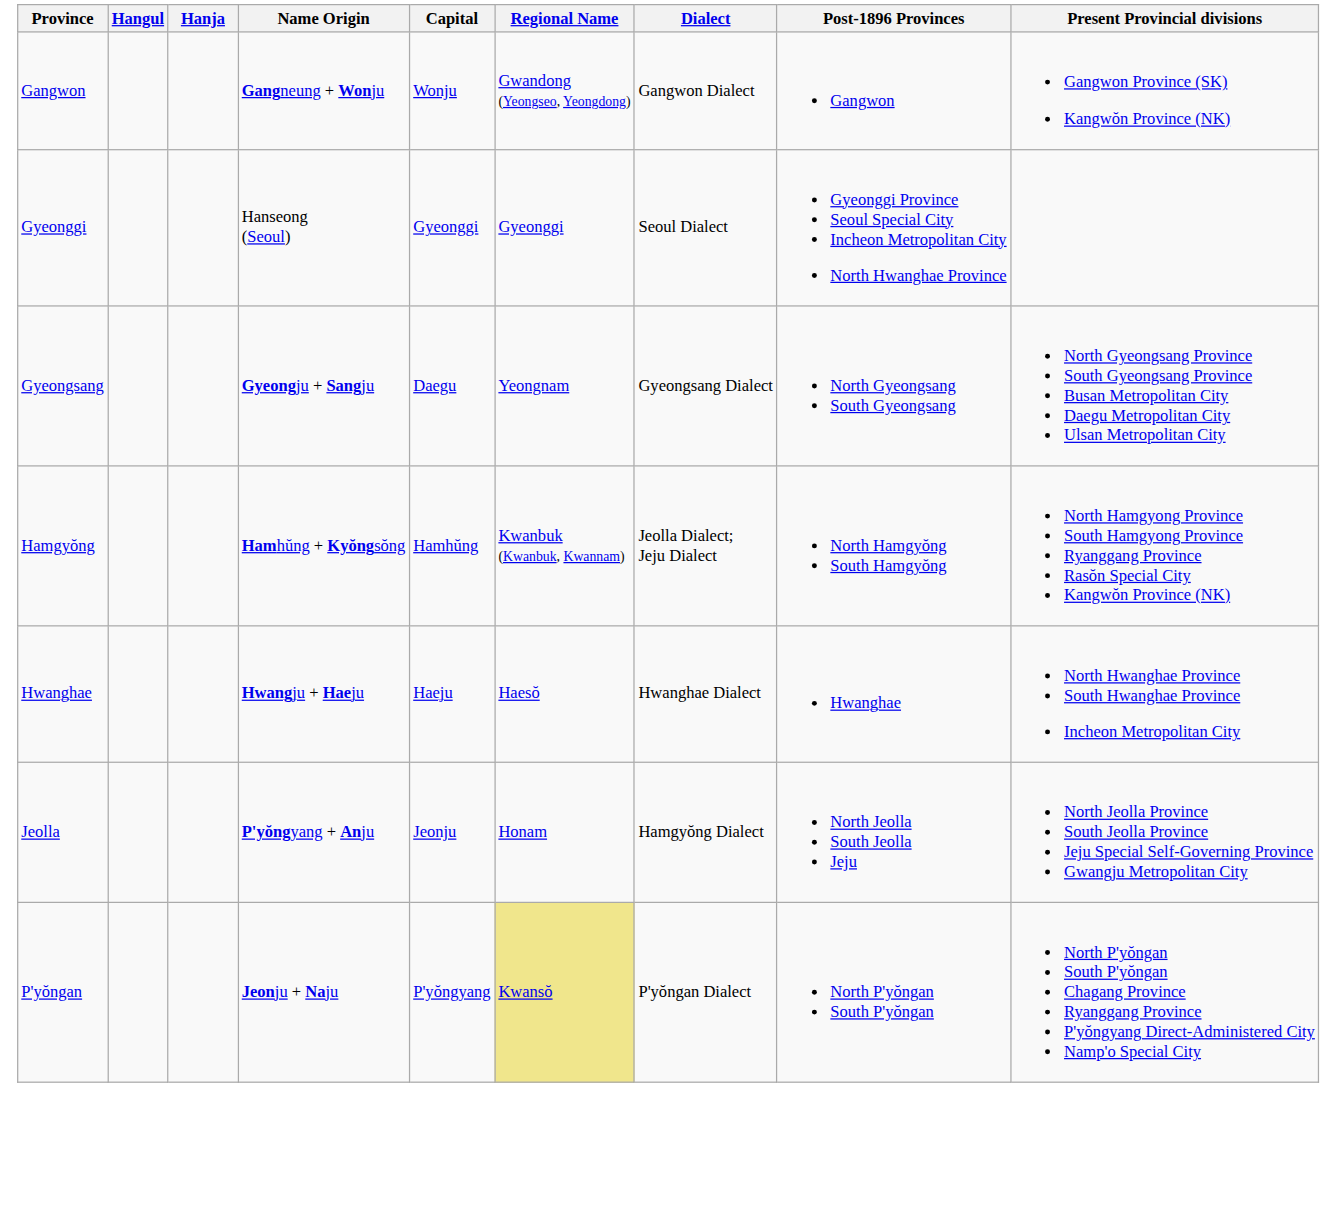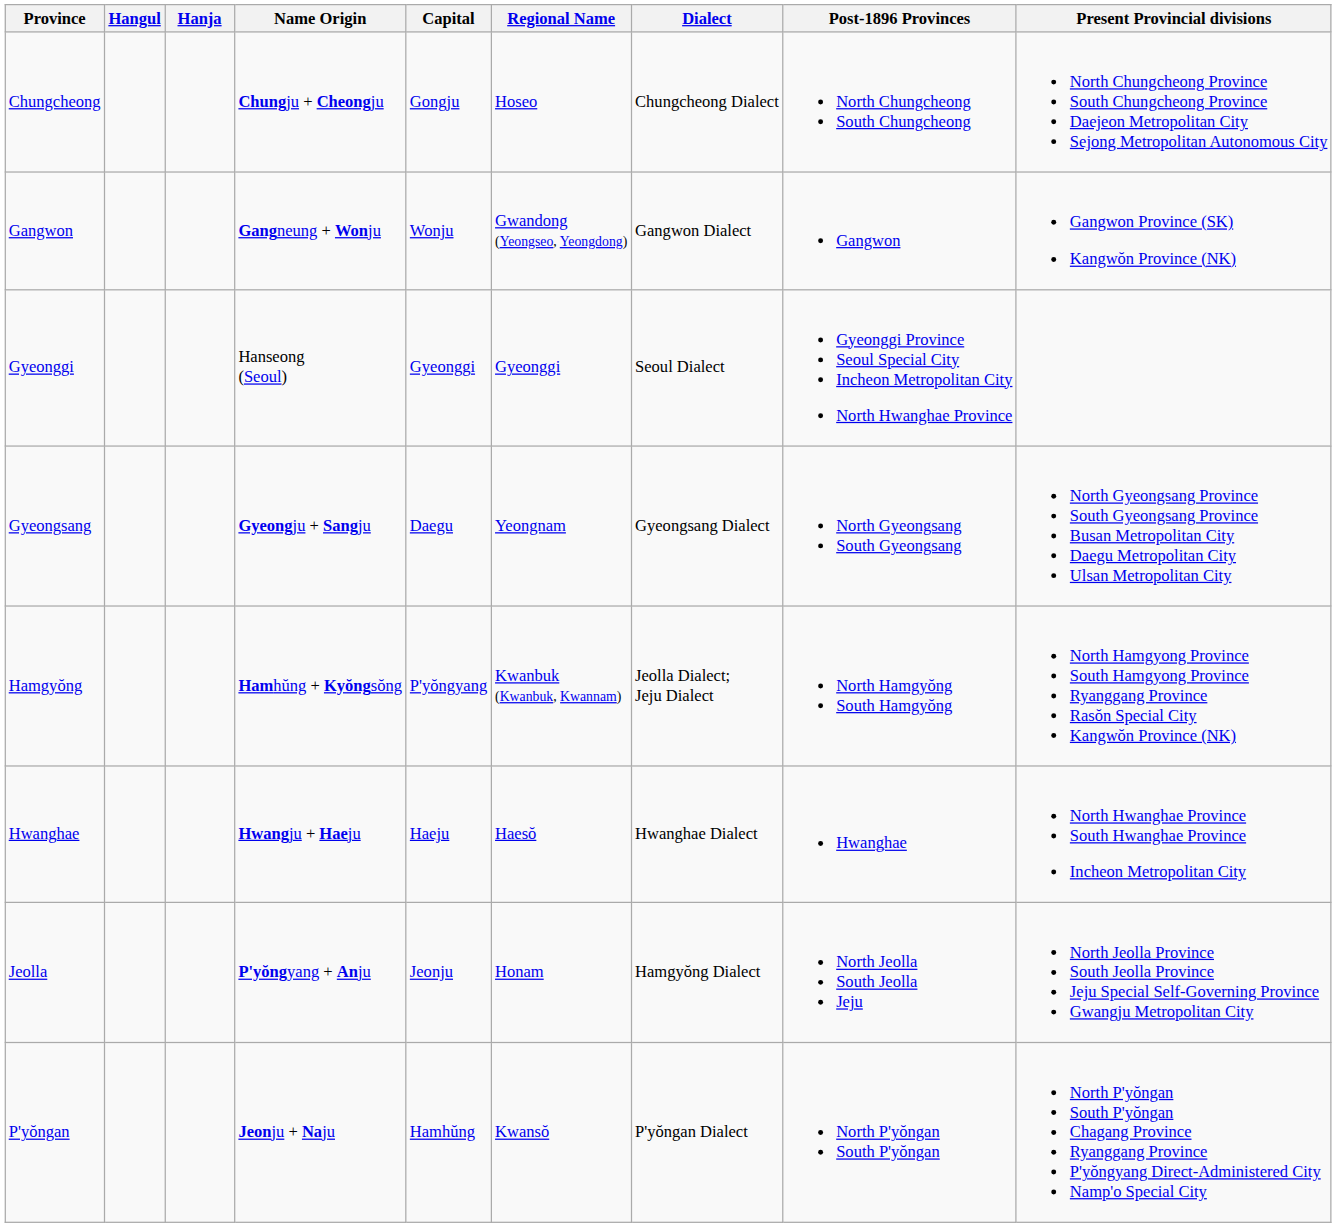+ row: (55, 102)
(446, 545) Hamhŭng -> (449, 685) P'yŏngyang
(452, 992) P'yŏngyang -> (442, 1132) Hamhŭng
(525, 992) khaki background -> (522, 1132) no background
